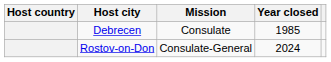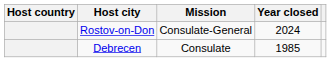rows swapped: (117, 30) <-> (117, 48)
